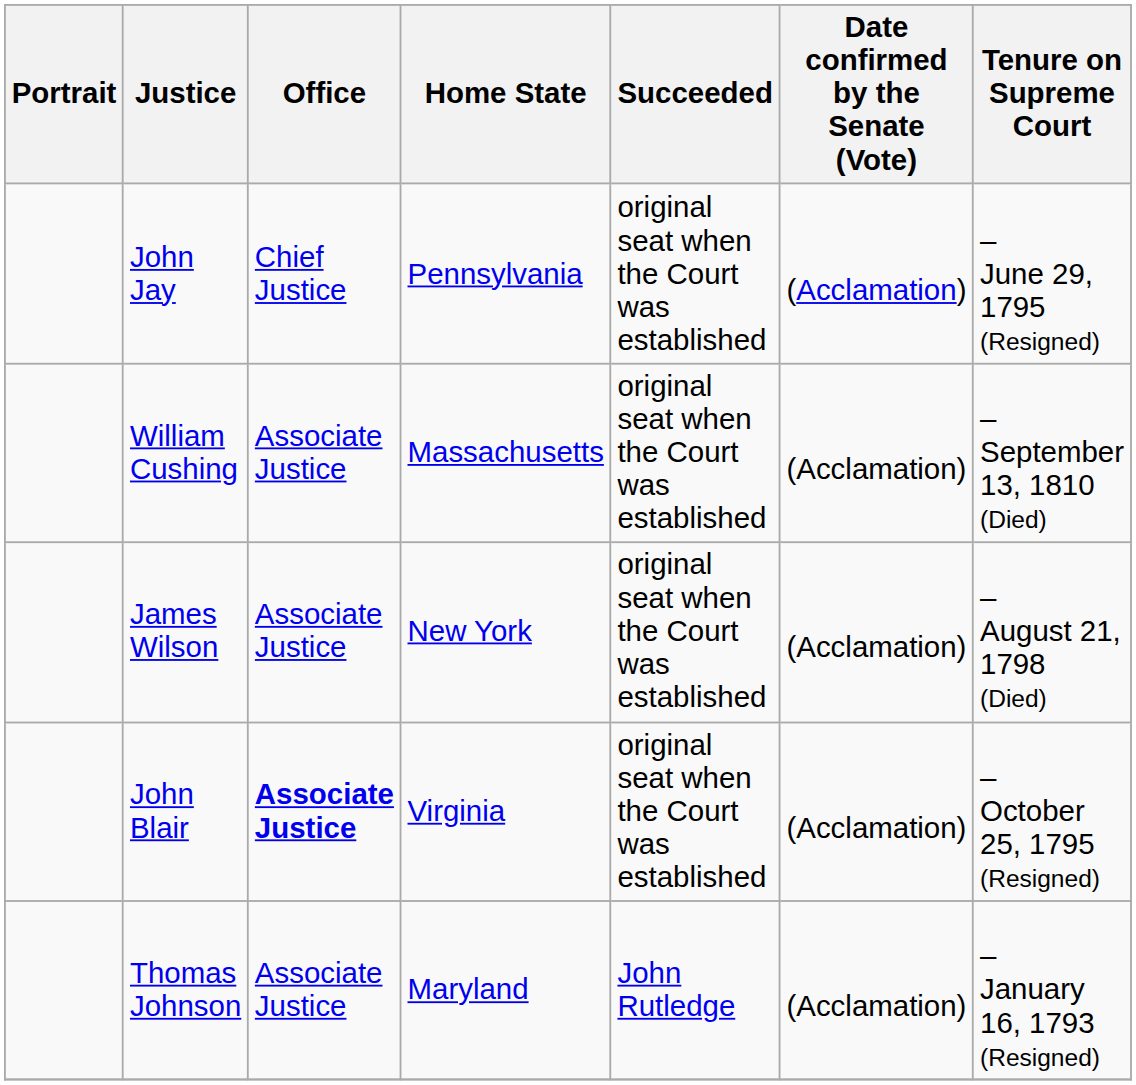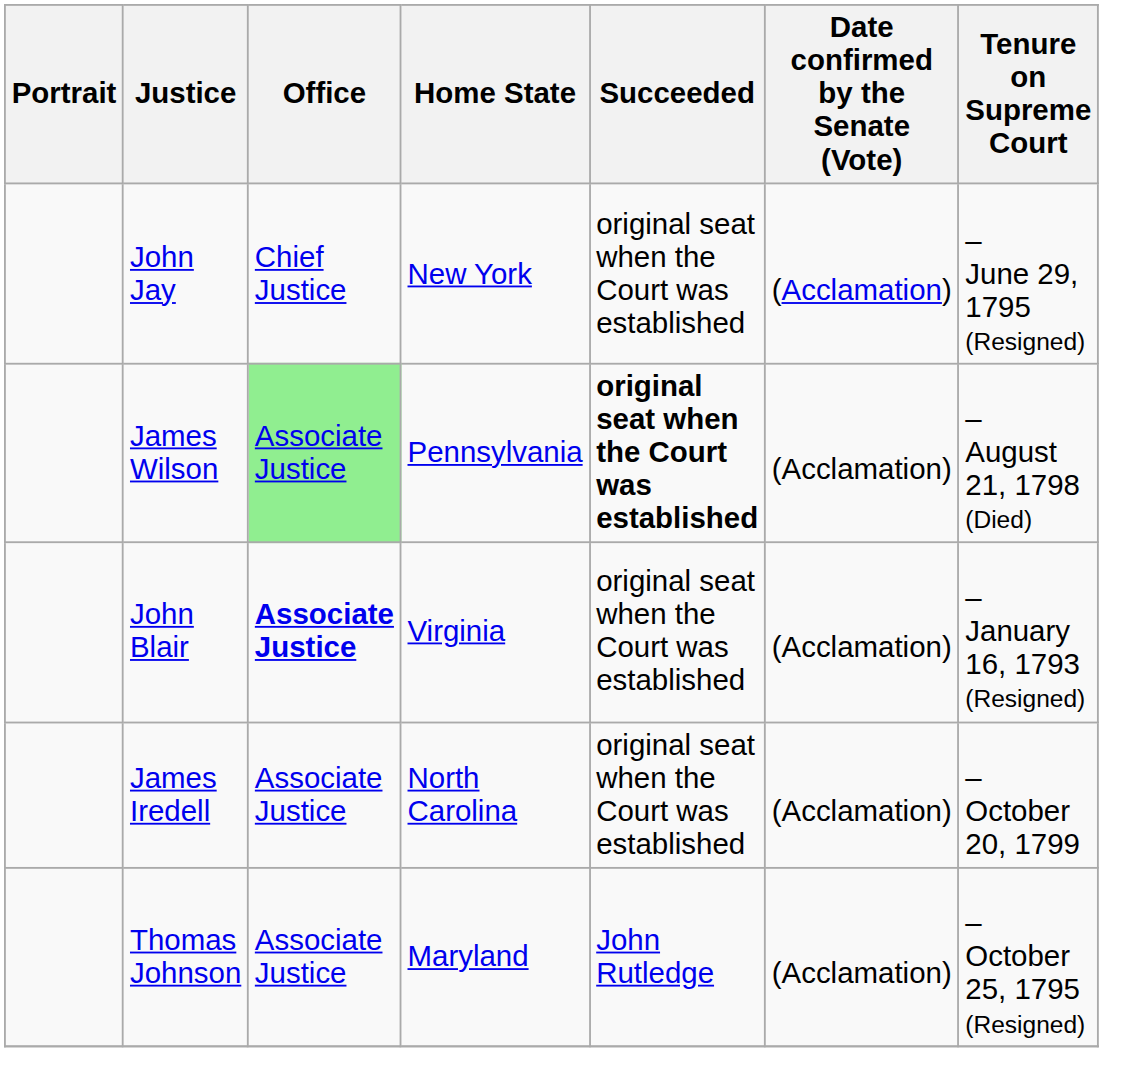(495, 273) Pennsylvania -> (470, 273) New York
- row: (184, 452)
(319, 631) no background -> (319, 452) lightgreen background
(470, 631) New York -> (495, 452) Pennsylvania
(692, 631) normal -> (677, 452) bold
(1040, 827) – October 25, 1795 (Resigned) -> (1025, 648) – January 16, 1793 (Resigned)
+ row: (173, 794)
(1040, 1006) – January 16, 1793 (Resigned) -> (1025, 973) – October 25, 1795 (Resigned)
